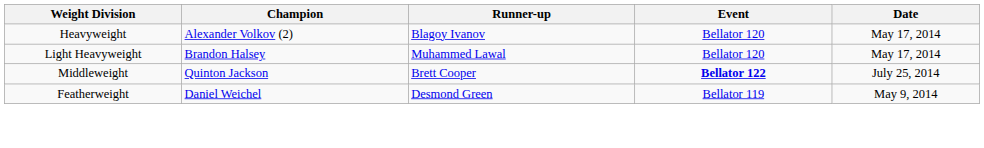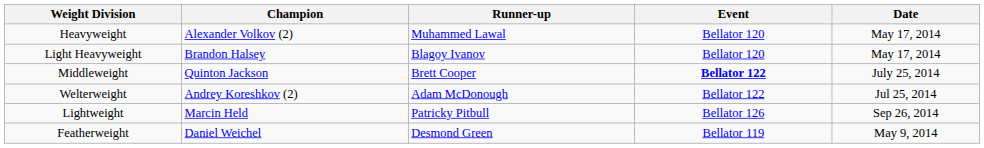(448, 34) Blagoy Ivanov -> (458, 34) Muhammed Lawal
(458, 53) Muhammed Lawal -> (448, 53) Blagoy Ivanov
+ row: (93, 93)
+ row: (93, 113)
